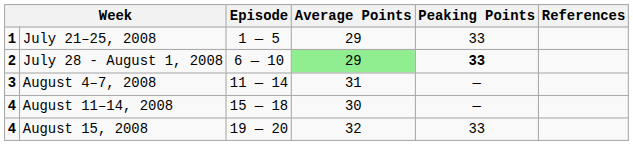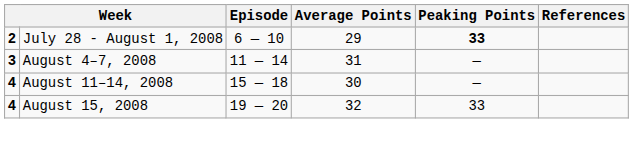- row: (90, 39)
(353, 61) lightgreen background -> (353, 39) no background
